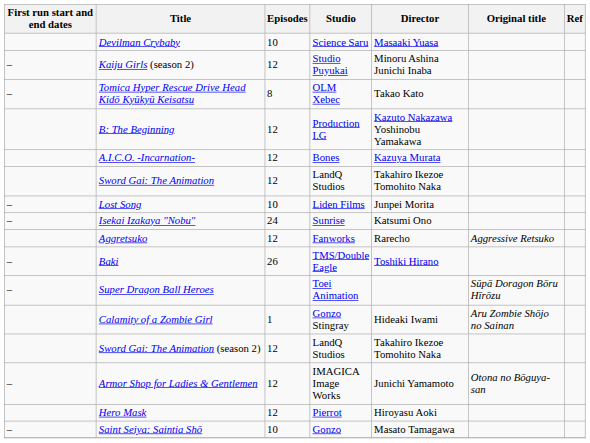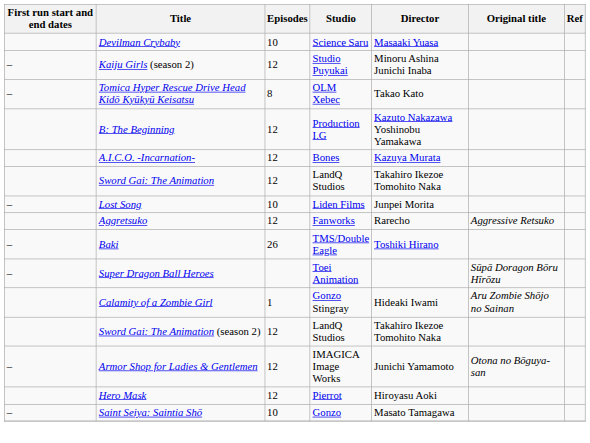- row: (147, 221)
